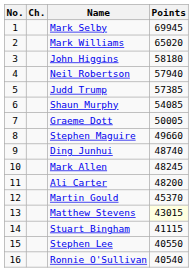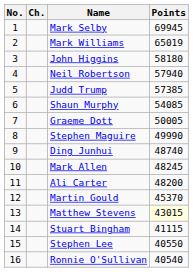(169, 43) 65020 -> (169, 43) 65019
(169, 136) 49660 -> (169, 136) 49990
